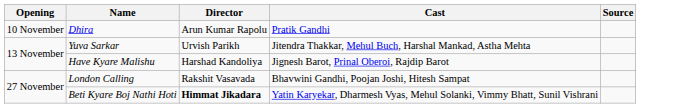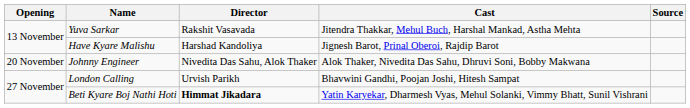- row: (81, 29)
(210, 45) Urvish Parikh -> (218, 29) Rakshit Vasavada
+ row: (104, 62)
(218, 78) Rakshit Vasavada -> (210, 78) Urvish Parikh
